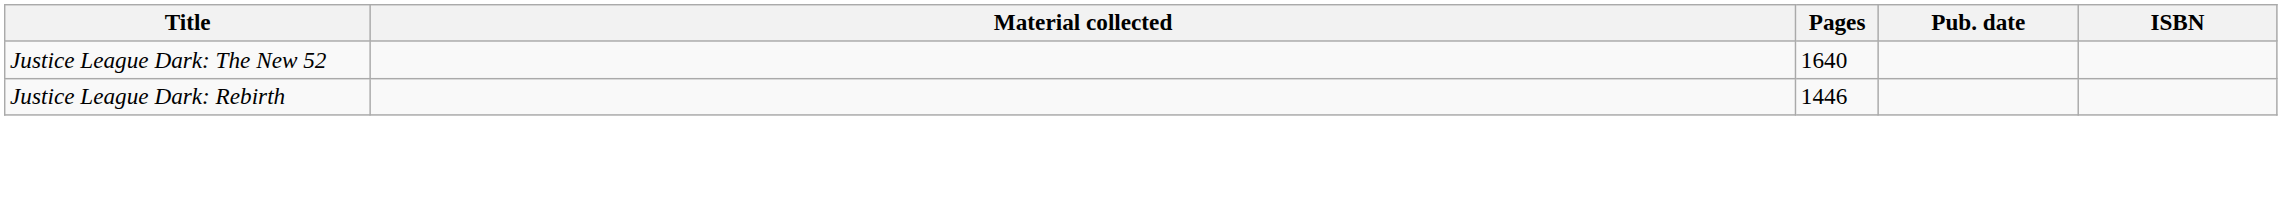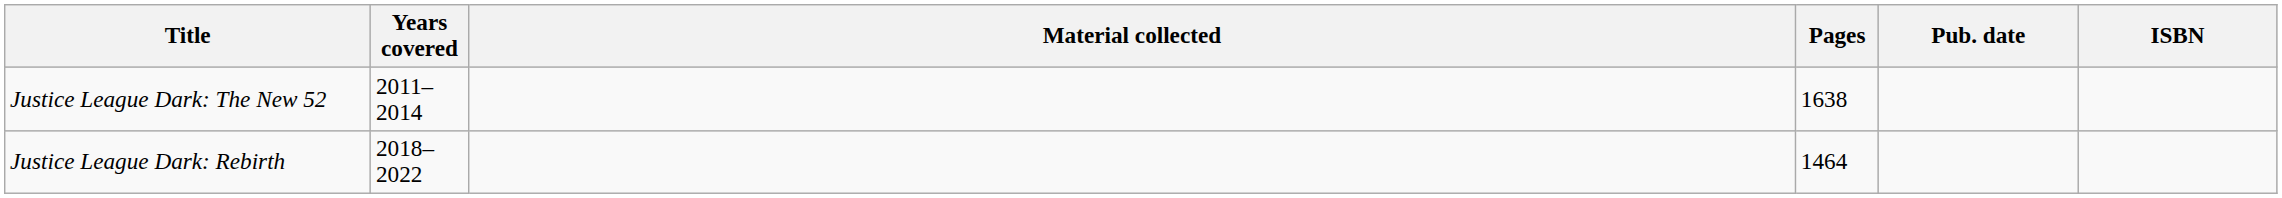+ column: (420, 35)
(1824, 59) 1640 -> (1824, 98) 1638
(1824, 96) 1446 -> (1824, 161) 1464
